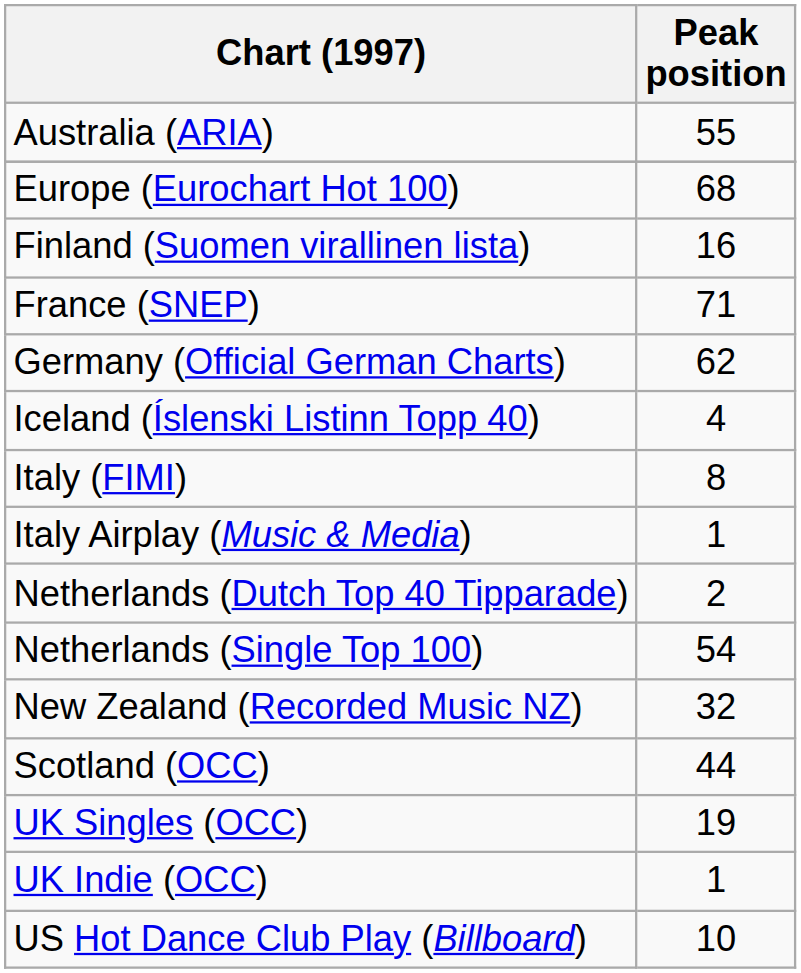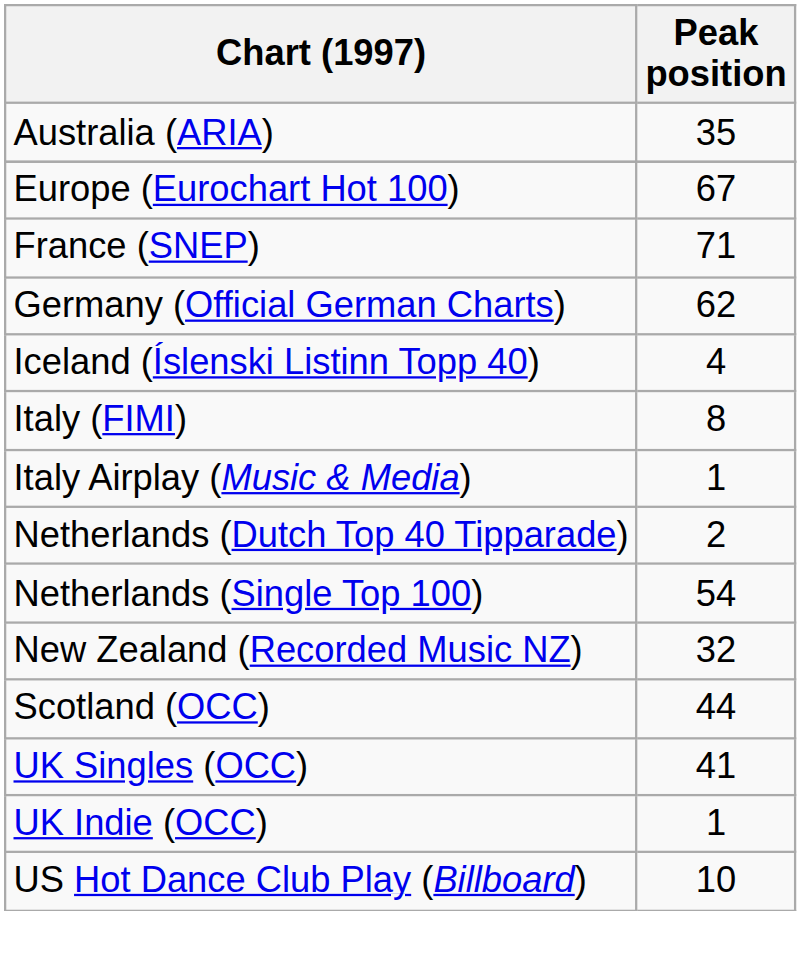(716, 131) 55 -> (716, 131) 35
(716, 189) 68 -> (716, 189) 67
- row: (272, 246)
(716, 822) 19 -> (716, 765) 41
